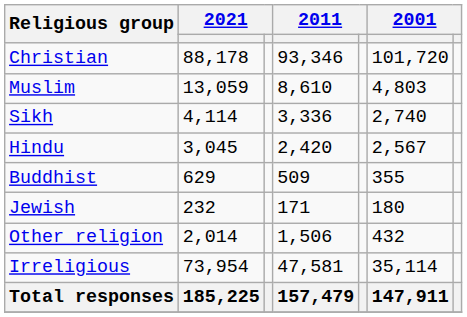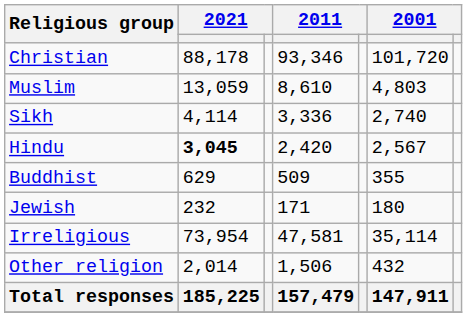(210, 148) normal -> (210, 148) bold
rows swapped: (86, 237) <-> (70, 267)
